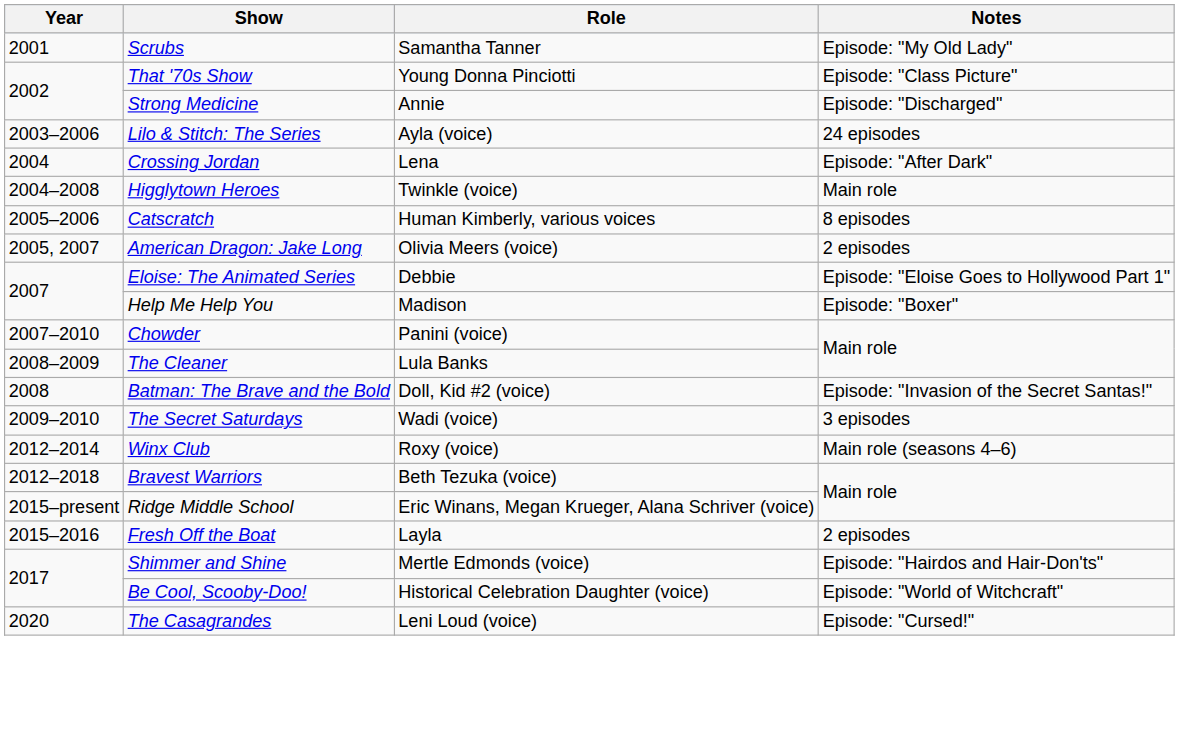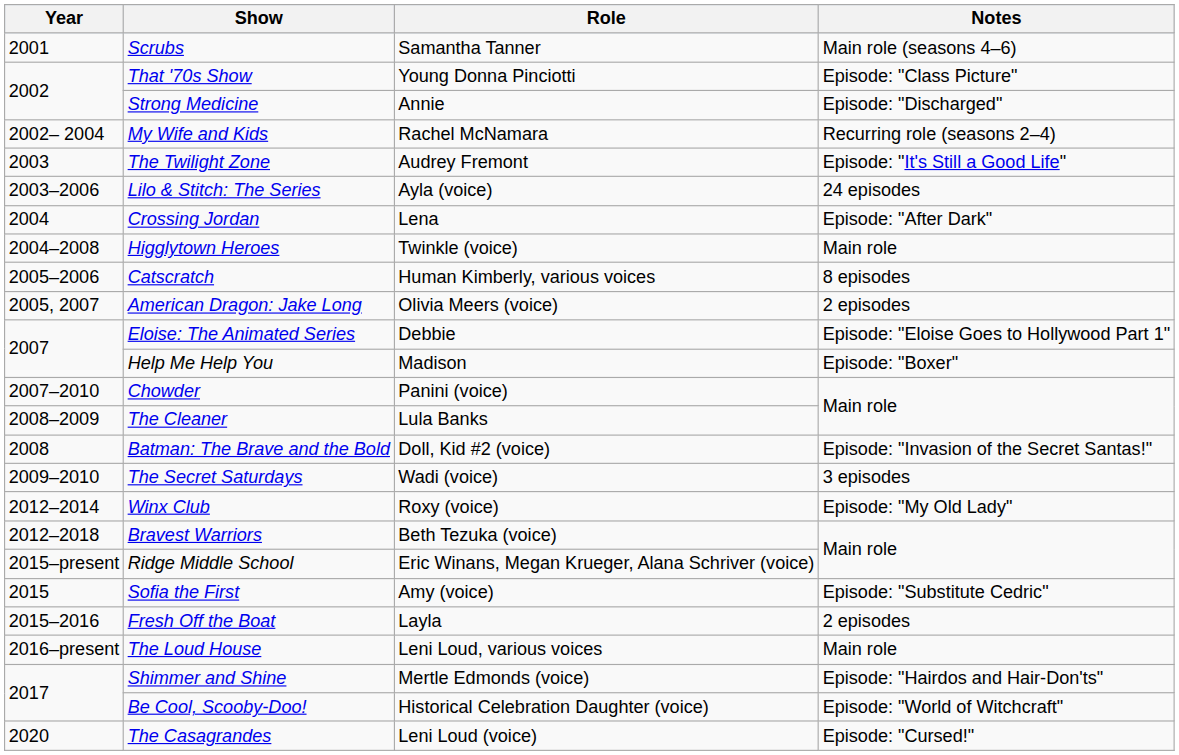(918, 47) Episode: "My Old Lady" -> (920, 47) Main role (seasons 4–6)
+ row: (198, 133)
+ row: (199, 162)
(920, 448) Main role (seasons 4–6) -> (918, 506) Episode: "My Old Lady"
+ row: (183, 592)
+ row: (194, 649)
